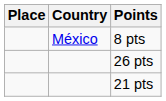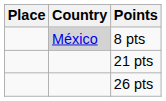(75, 38) no background -> (75, 38) lightgrey background
rows swapped: (133, 84) <-> (133, 61)
